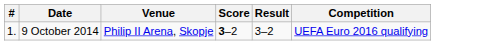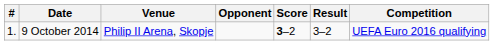+ column: (245, 13)
